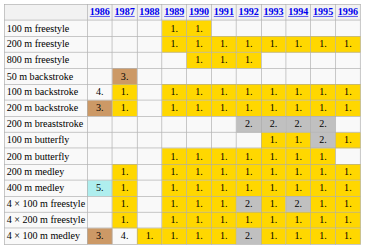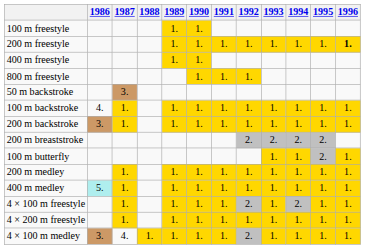(348, 44) normal -> (348, 44) bold
+ row: (38, 60)
- row: (38, 156)
